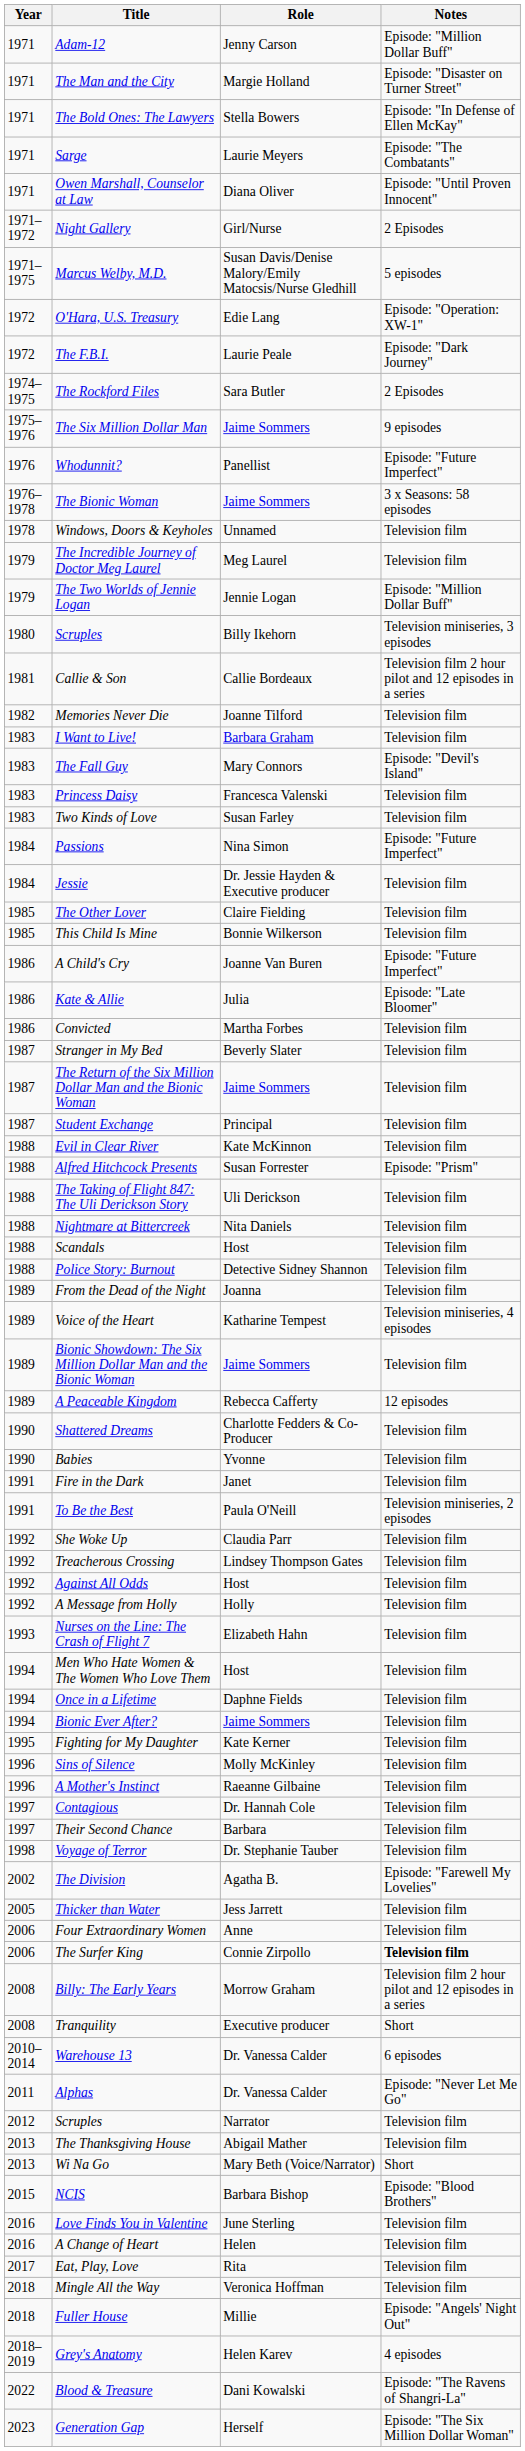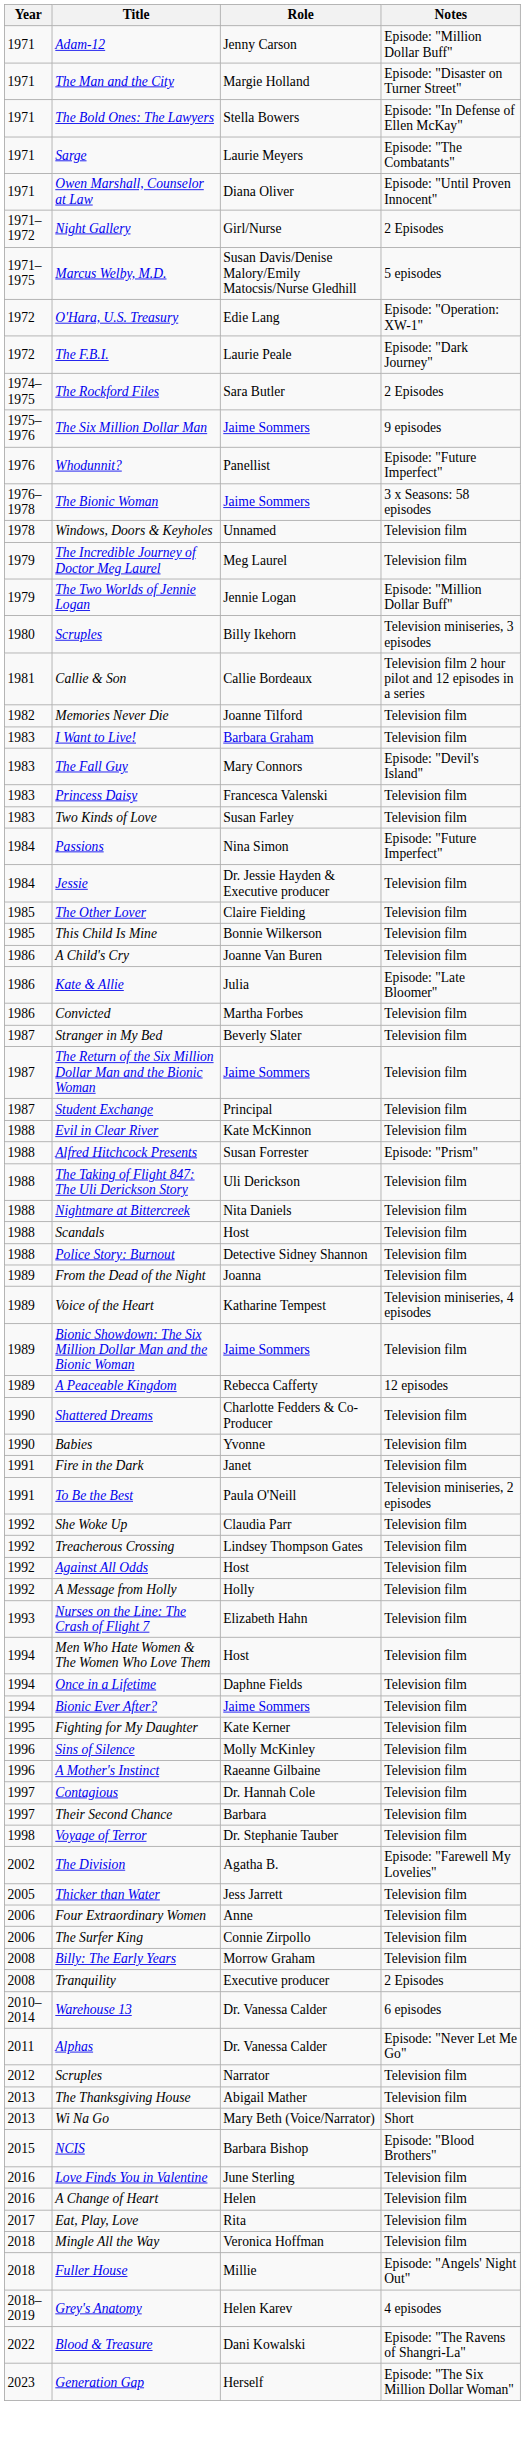(430, 963) Episode: "Future Imperfect" -> (426, 955) Television film
(427, 1952) bold -> (426, 1937) normal
(449, 1989) Television film 2 hour pilot and 12 episodes in a series -> (426, 1959) Television film
(399, 2026) Short -> (414, 1980) 2 Episodes
